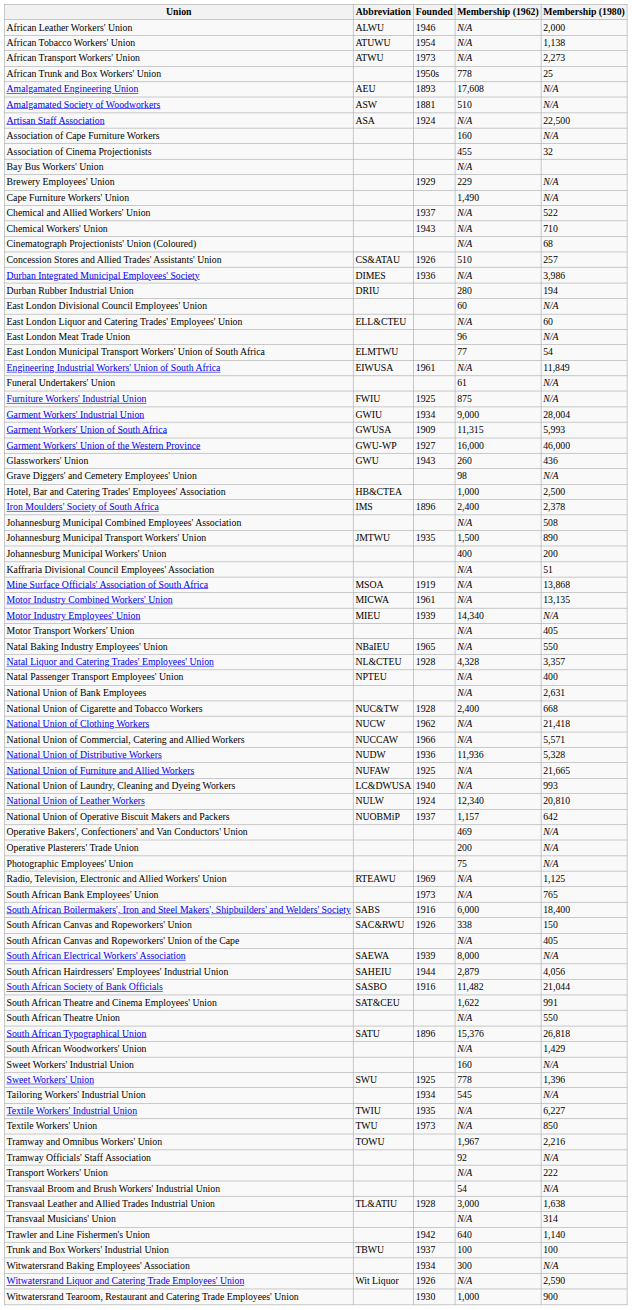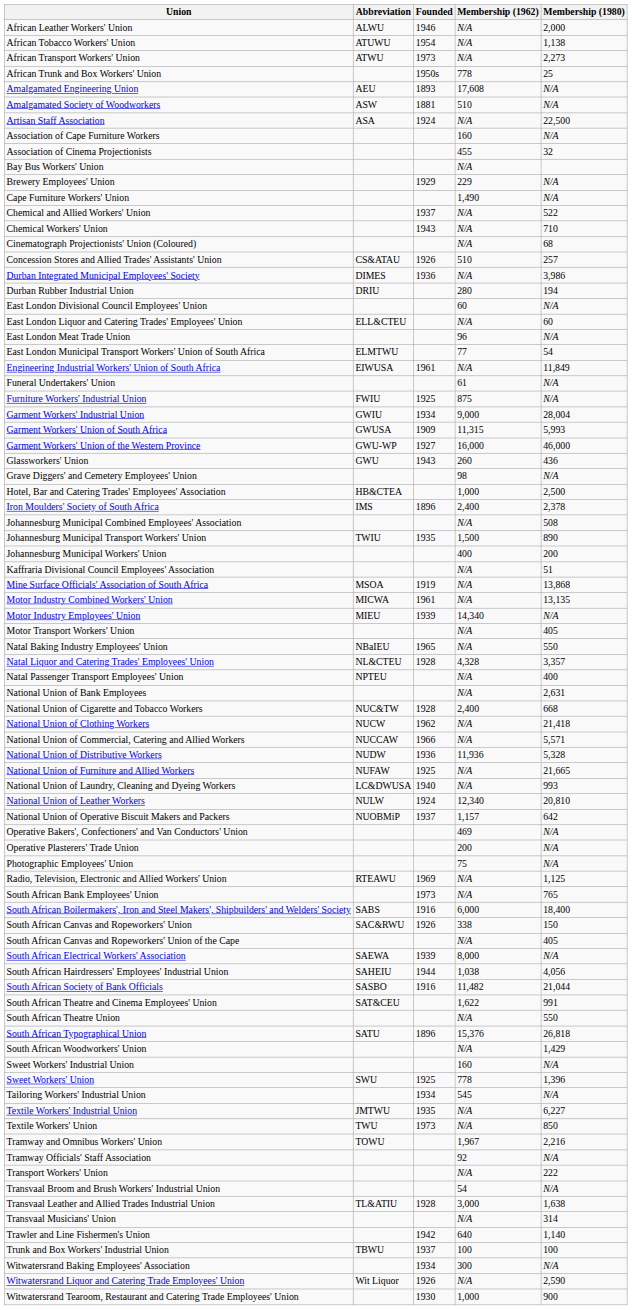(373, 538) JMTWU -> (368, 538) TWIU
(468, 971) 2,879 -> (468, 971) 1,038
(368, 1111) TWIU -> (373, 1111) JMTWU
